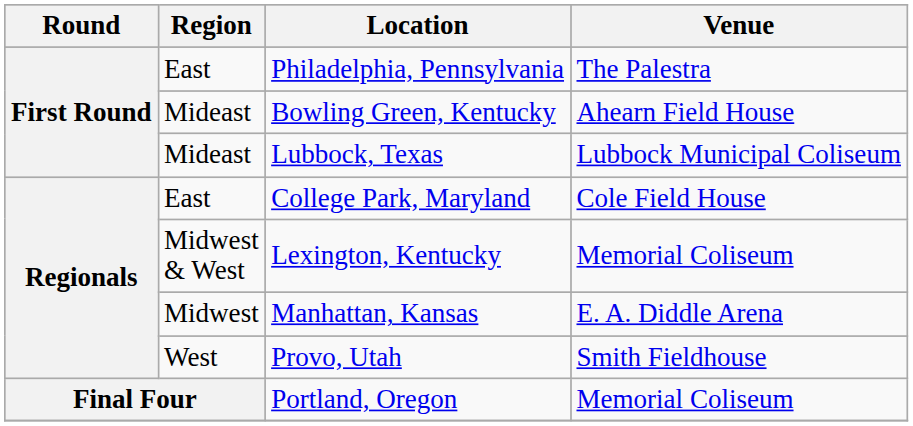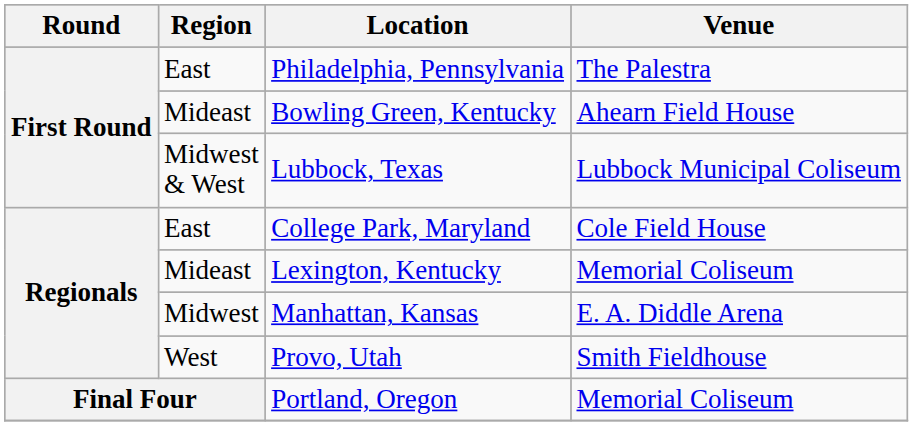(208, 154) Mideast -> (211, 169) Midwest & West
(211, 255) Midwest & West -> (208, 270) Mideast
